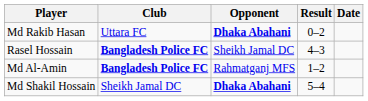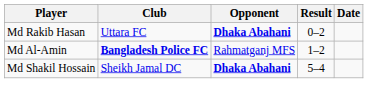- row: (40, 50)
